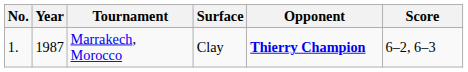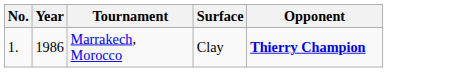- column: (422, 15)
(50, 47) 1987 -> (50, 47) 1986
